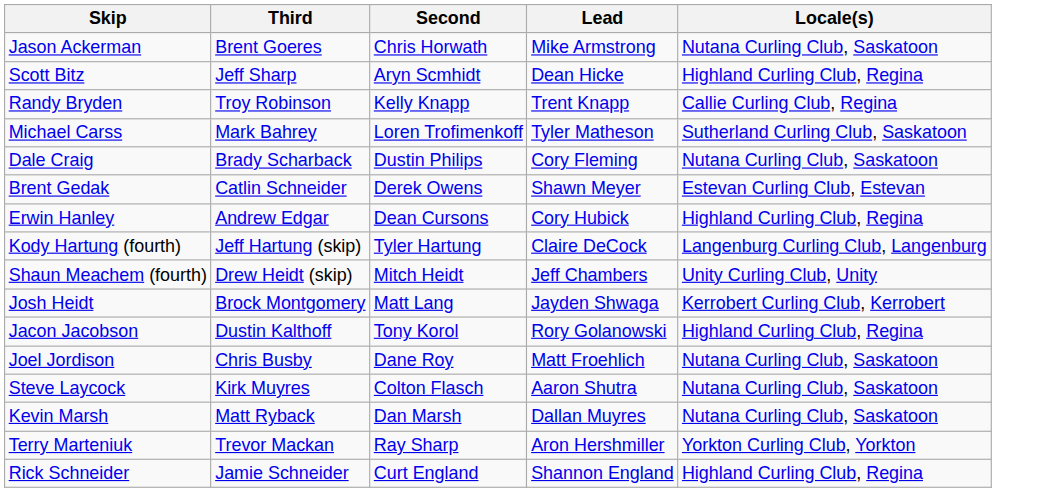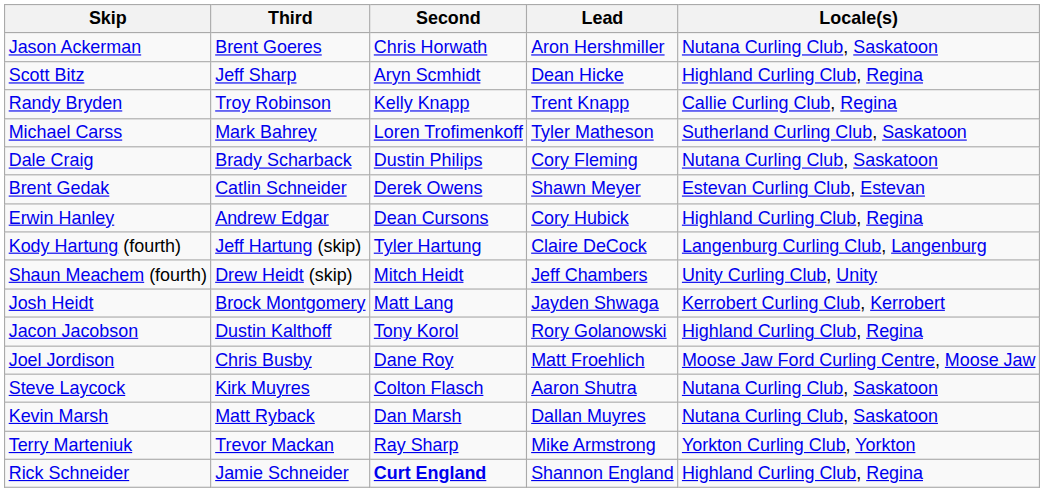(593, 47) Mike Armstrong -> (598, 47) Aron Hershmiller
(810, 359) Nutana Curling Club, Saskatoon -> (859, 359) Moose Jaw Ford Curling Centre, Moose Jaw
(598, 445) Aron Hershmiller -> (593, 445) Mike Armstrong
(426, 473) normal -> (430, 473) bold
